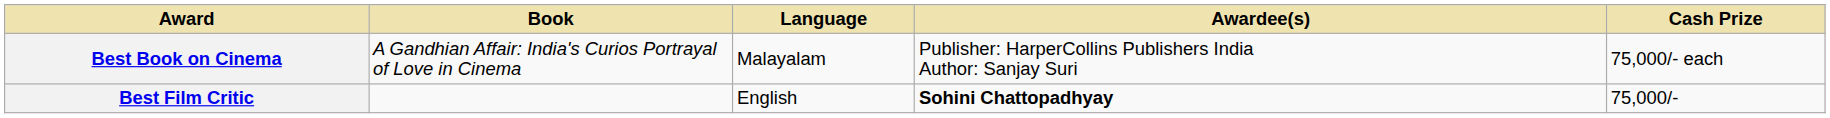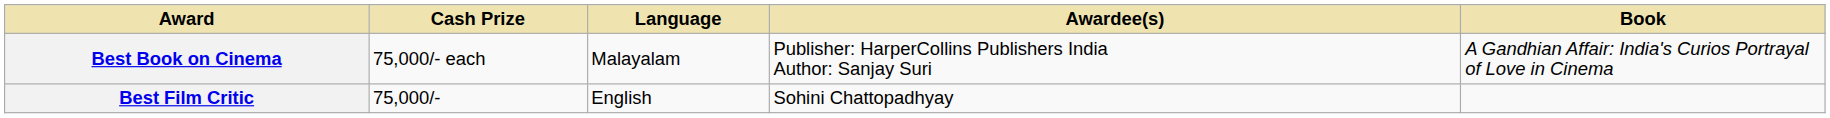columns swapped: (551, 19) <-> (1716, 19)
(1016, 98) bold -> (863, 98) normal
